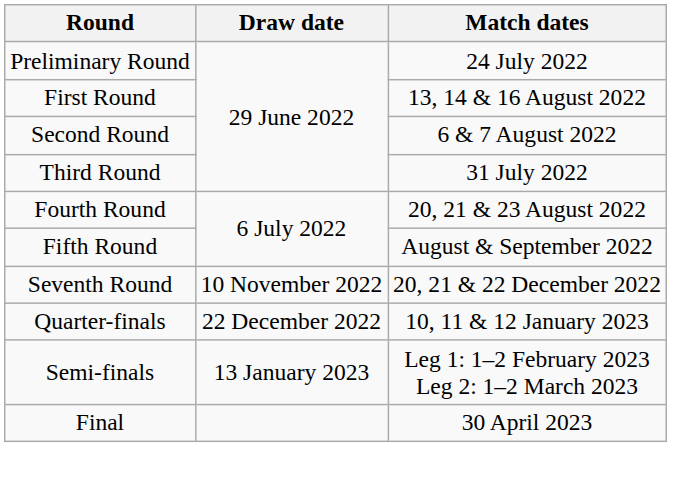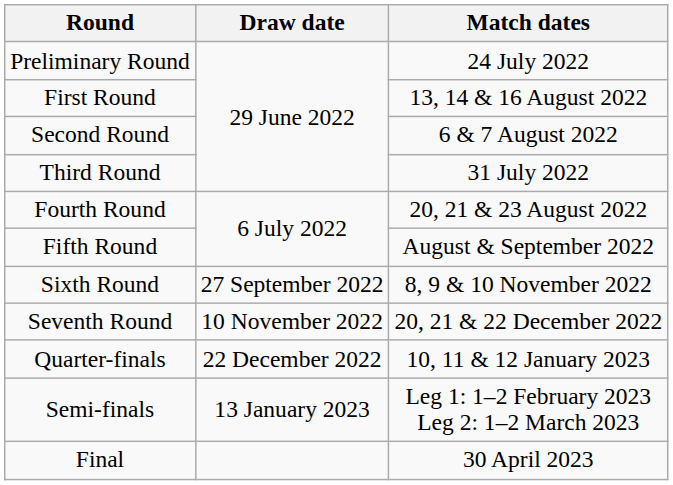+ row: (100, 284)
